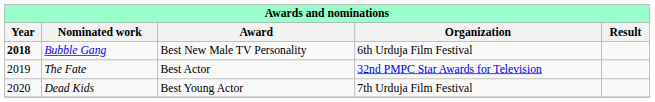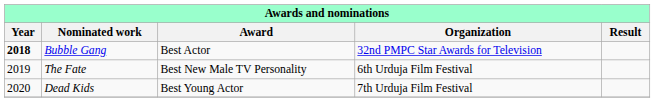(234, 50) Best New Male TV Personality -> (185, 50) Best Actor
(415, 50) 6th Urduja Film Festival -> (450, 50) 32nd PMPC Star Awards for Television
(185, 69) Best Actor -> (234, 69) Best New Male TV Personality
(450, 69) 32nd PMPC Star Awards for Television -> (415, 69) 6th Urduja Film Festival
